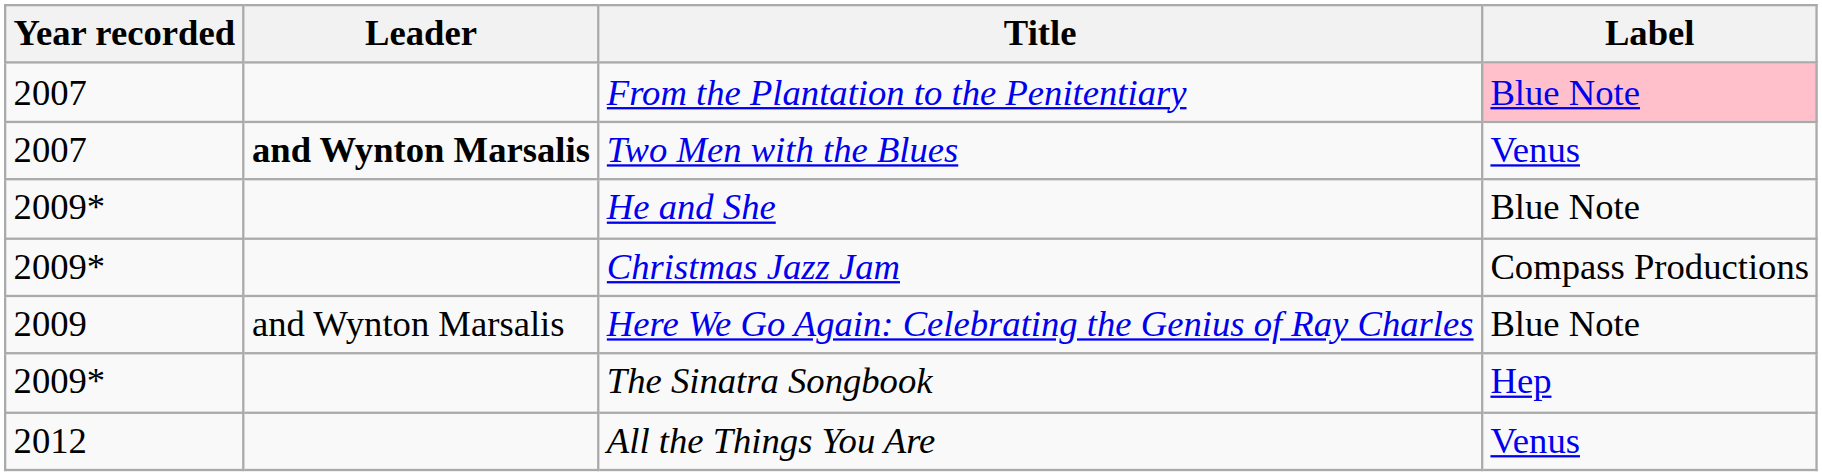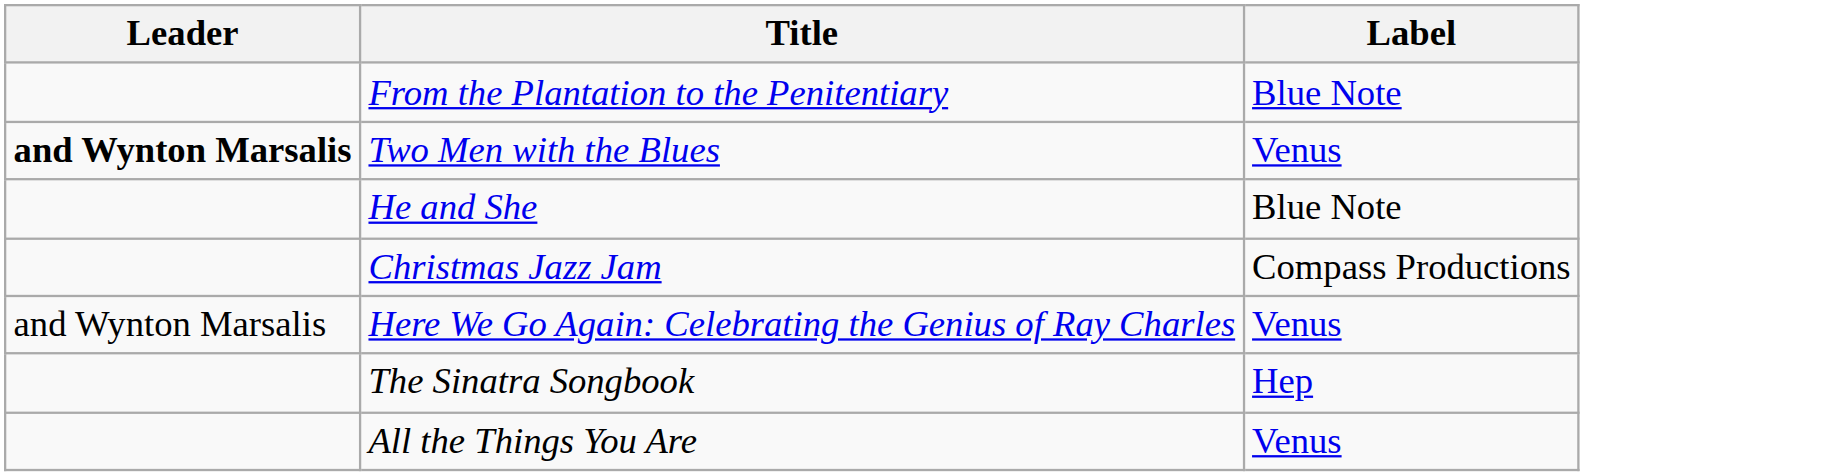- column: (124, 33)
(1565, 91) pink background -> (1327, 91) no background
(1565, 324) Blue Note -> (1297, 324) Venus
